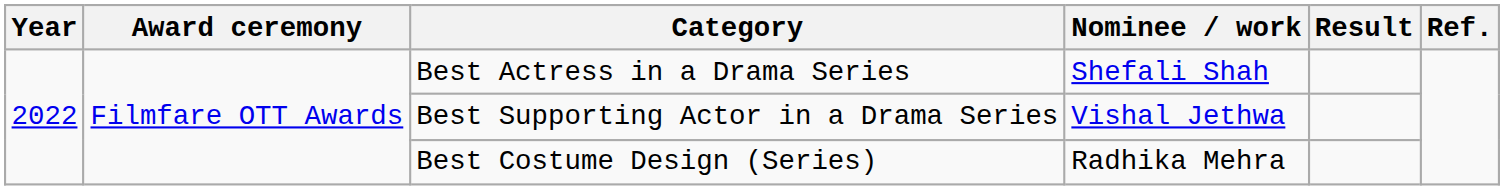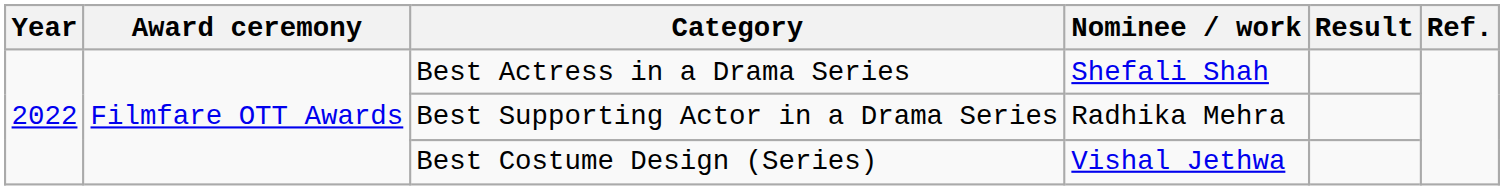(1178, 117) Vishal Jethwa -> (1178, 117) Radhika Mehra
(1178, 162) Radhika Mehra -> (1178, 162) Vishal Jethwa
